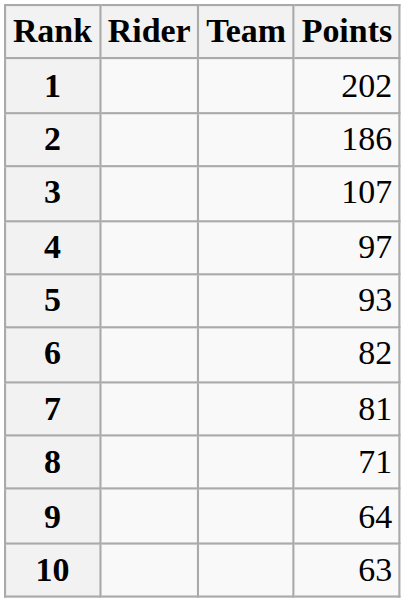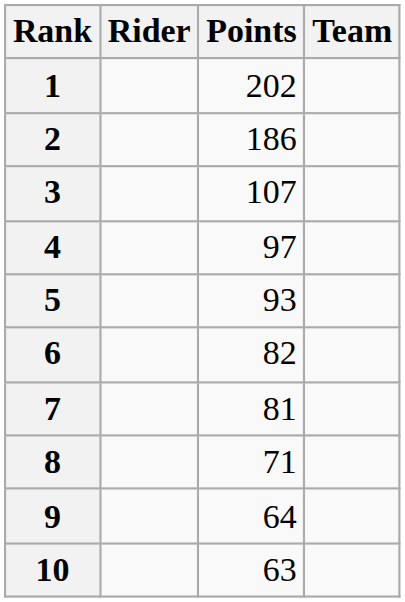columns swapped: (246, 31) <-> (347, 31)
